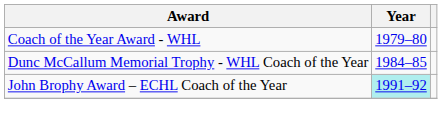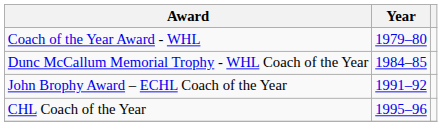(401, 86) paleturquoise background -> (401, 86) no background
+ row: (77, 109)
